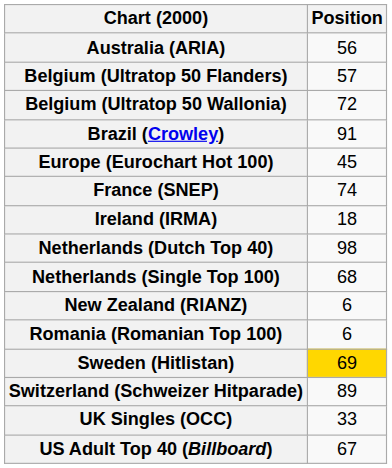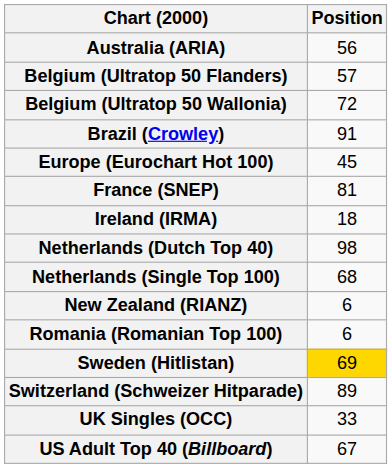(347, 190) 74 -> (347, 190) 81
